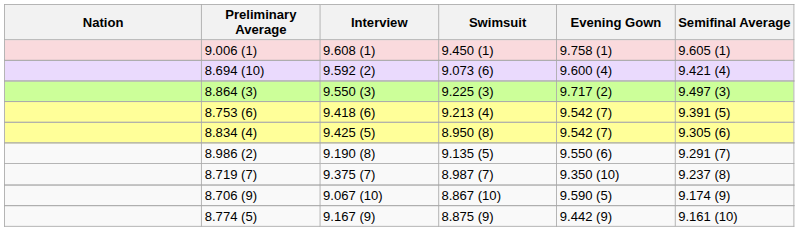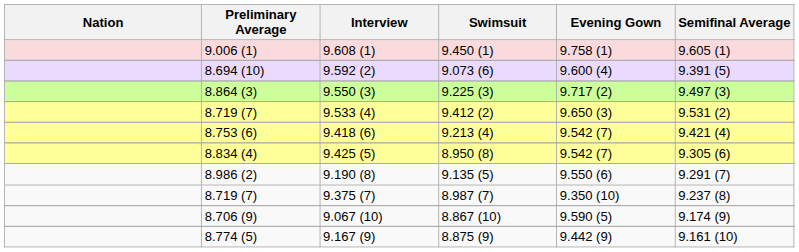(704, 71) 9.421 (4) -> (704, 71) 9.391 (5)
+ row: (349, 112)
(704, 112) 9.391 (5) -> (704, 133) 9.421 (4)
